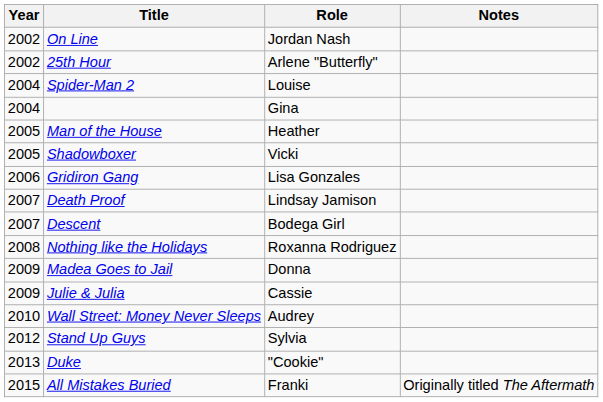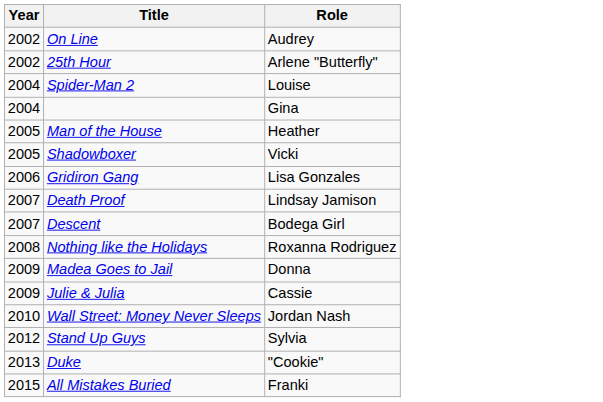- column: (499, 16)
(309, 39) Jordan Nash -> (291, 39) Audrey
(291, 316) Audrey -> (309, 316) Jordan Nash
